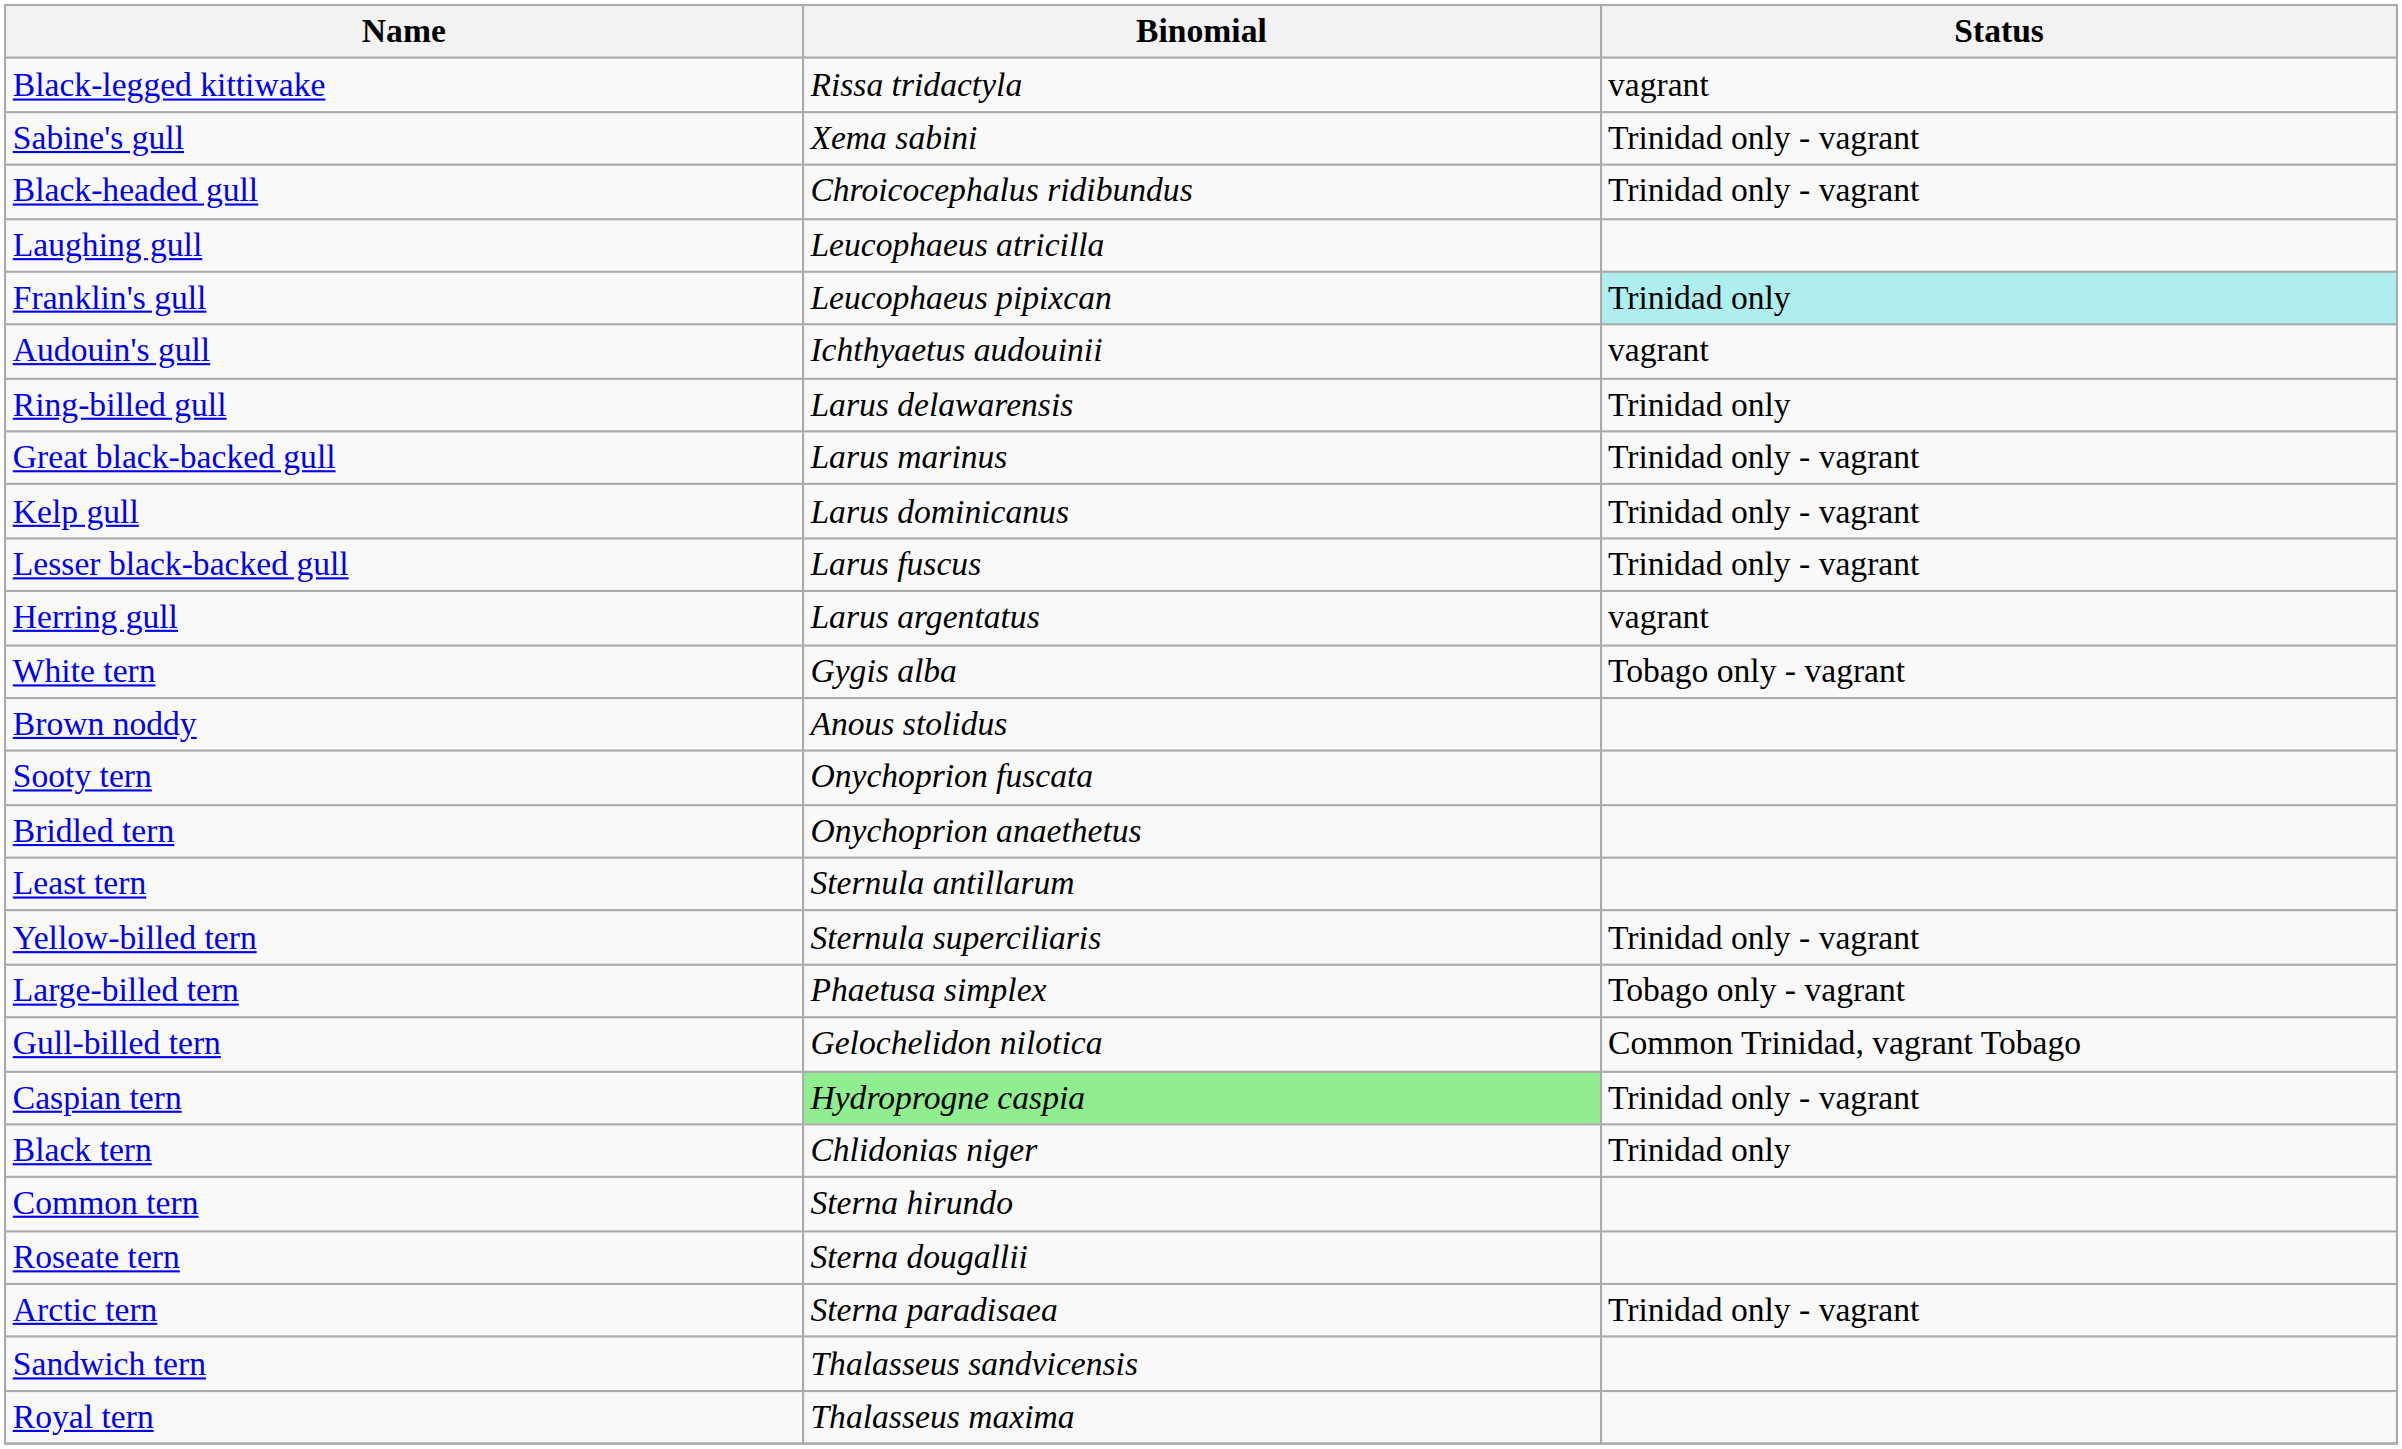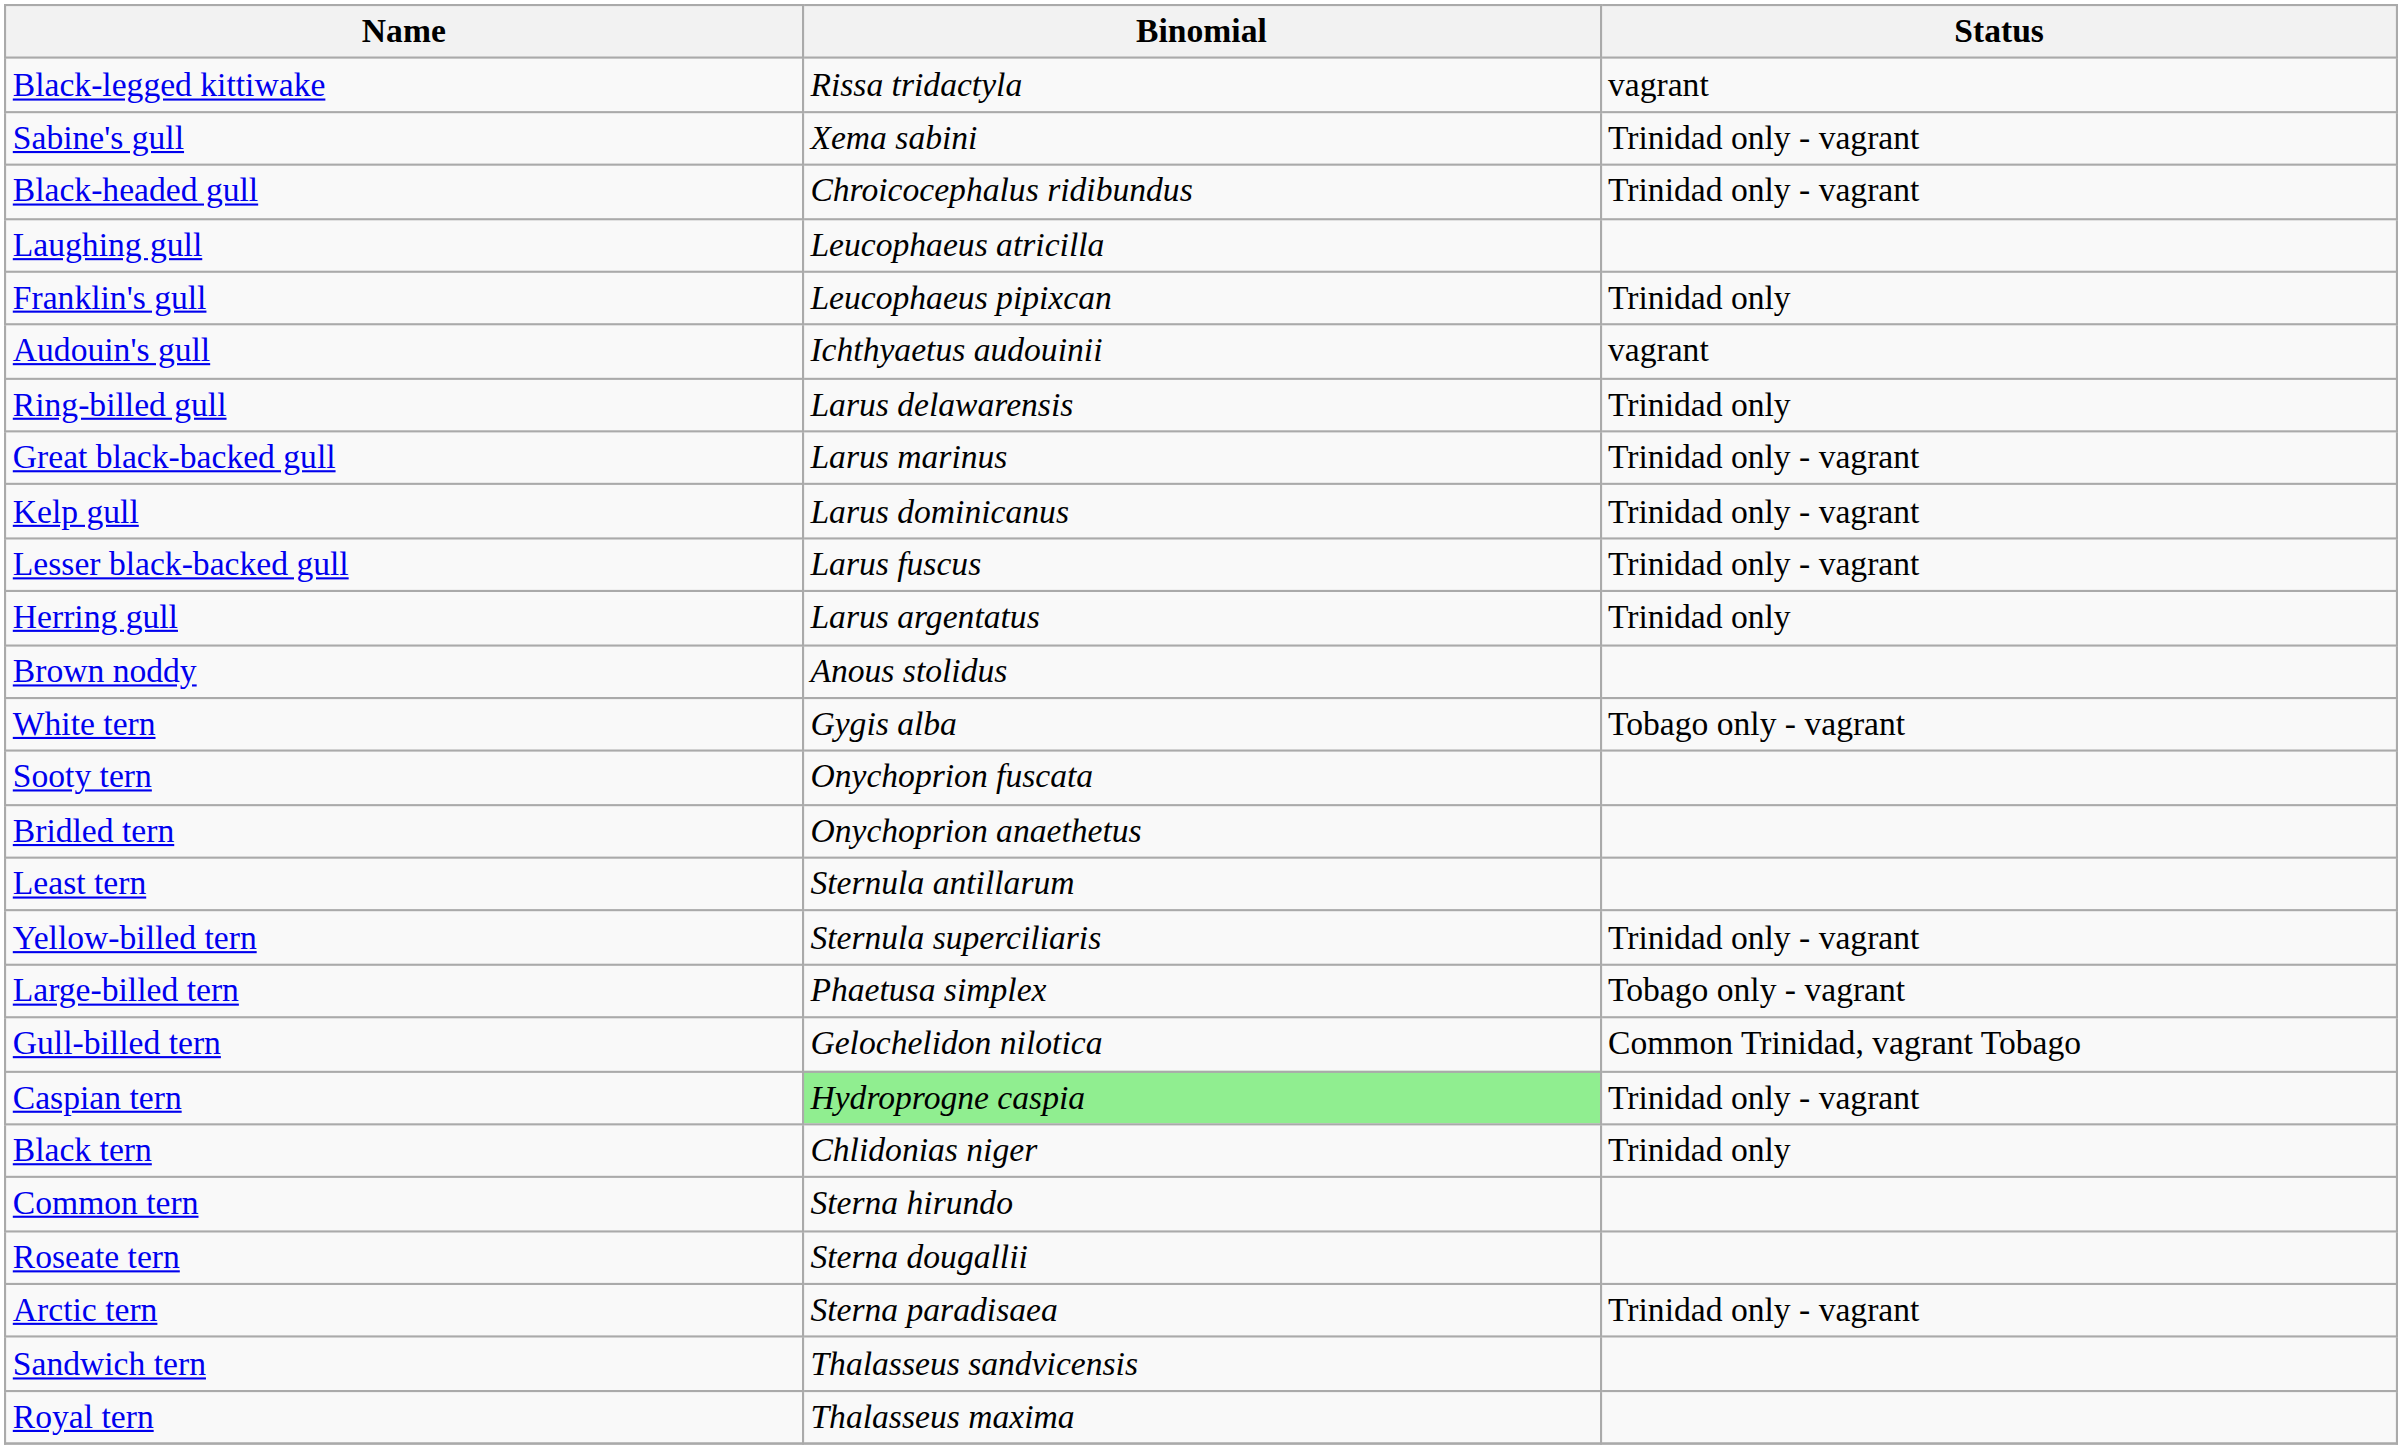(1699, 297) paleturquoise background -> (1699, 297) no background
(1658, 617) vagrant -> (1699, 617) Trinidad only
rows swapped: (105, 723) <-> (84, 670)
